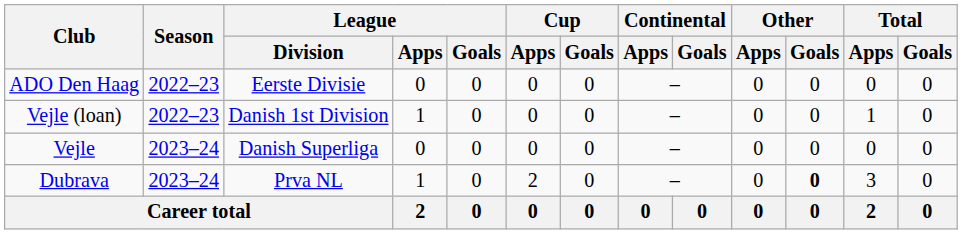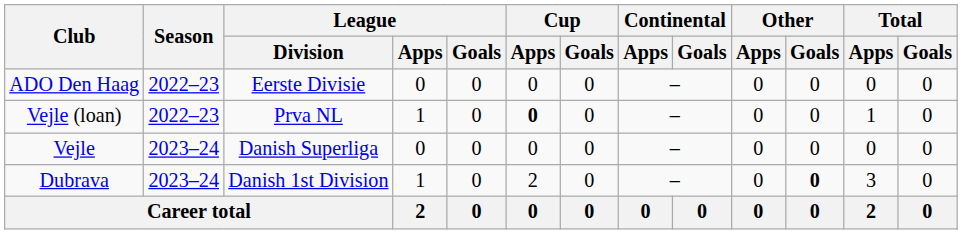(308, 116) Danish 1st Division -> (308, 116) Prva NL
(533, 116) normal -> (533, 116) bold
(308, 180) Prva NL -> (308, 180) Danish 1st Division
